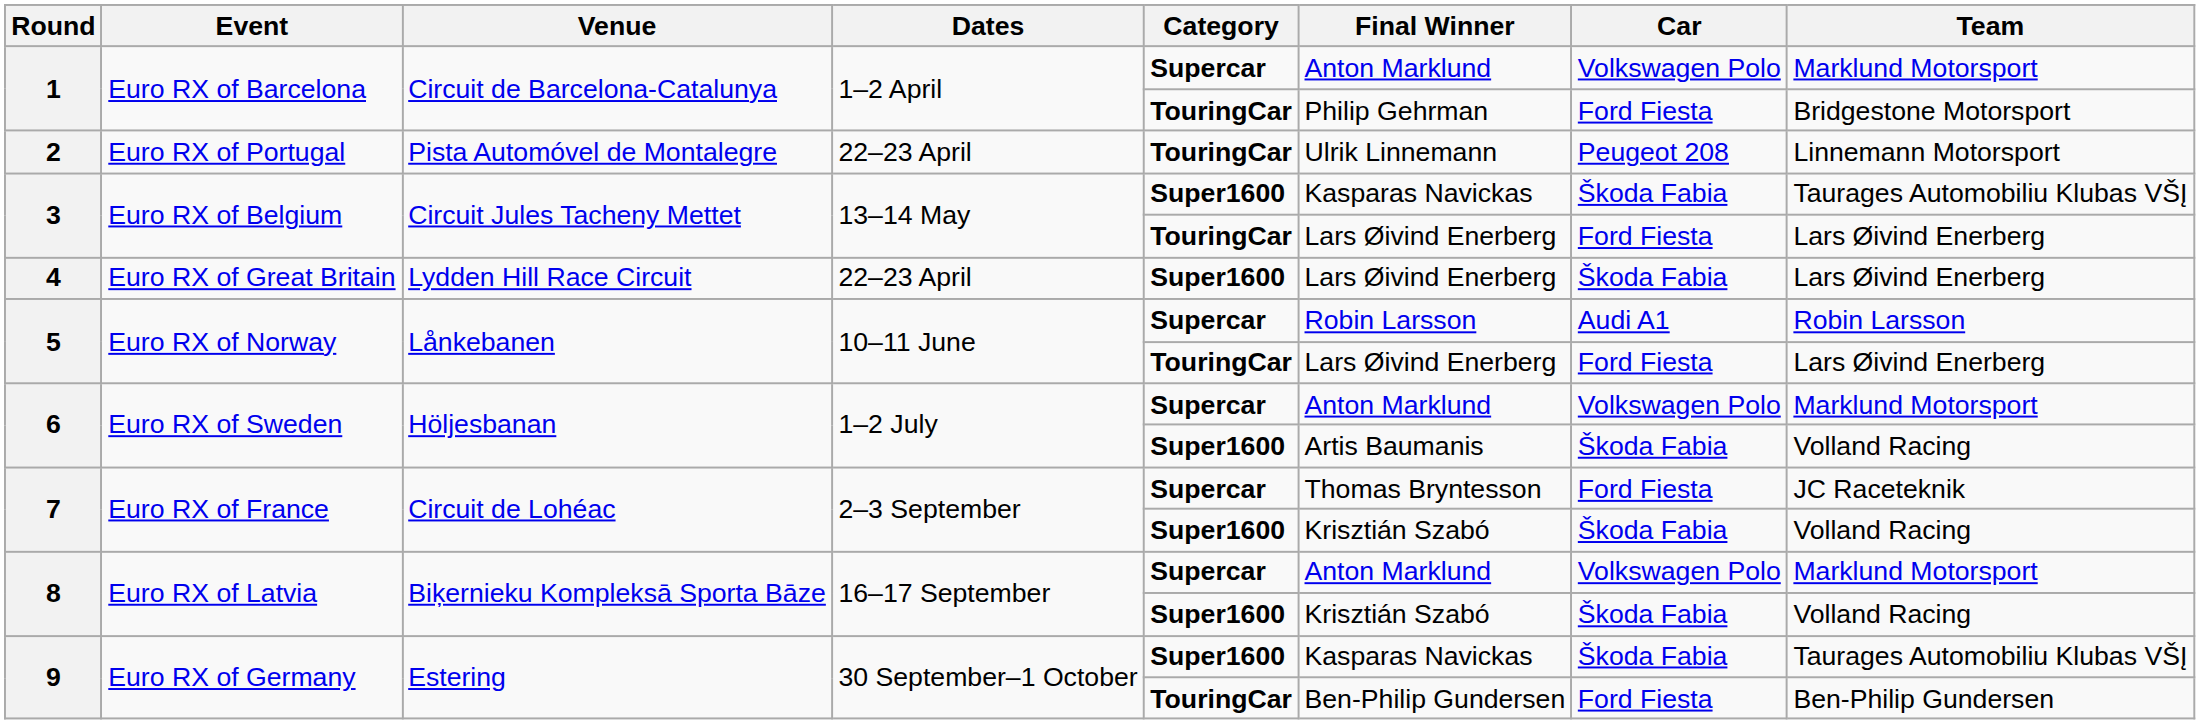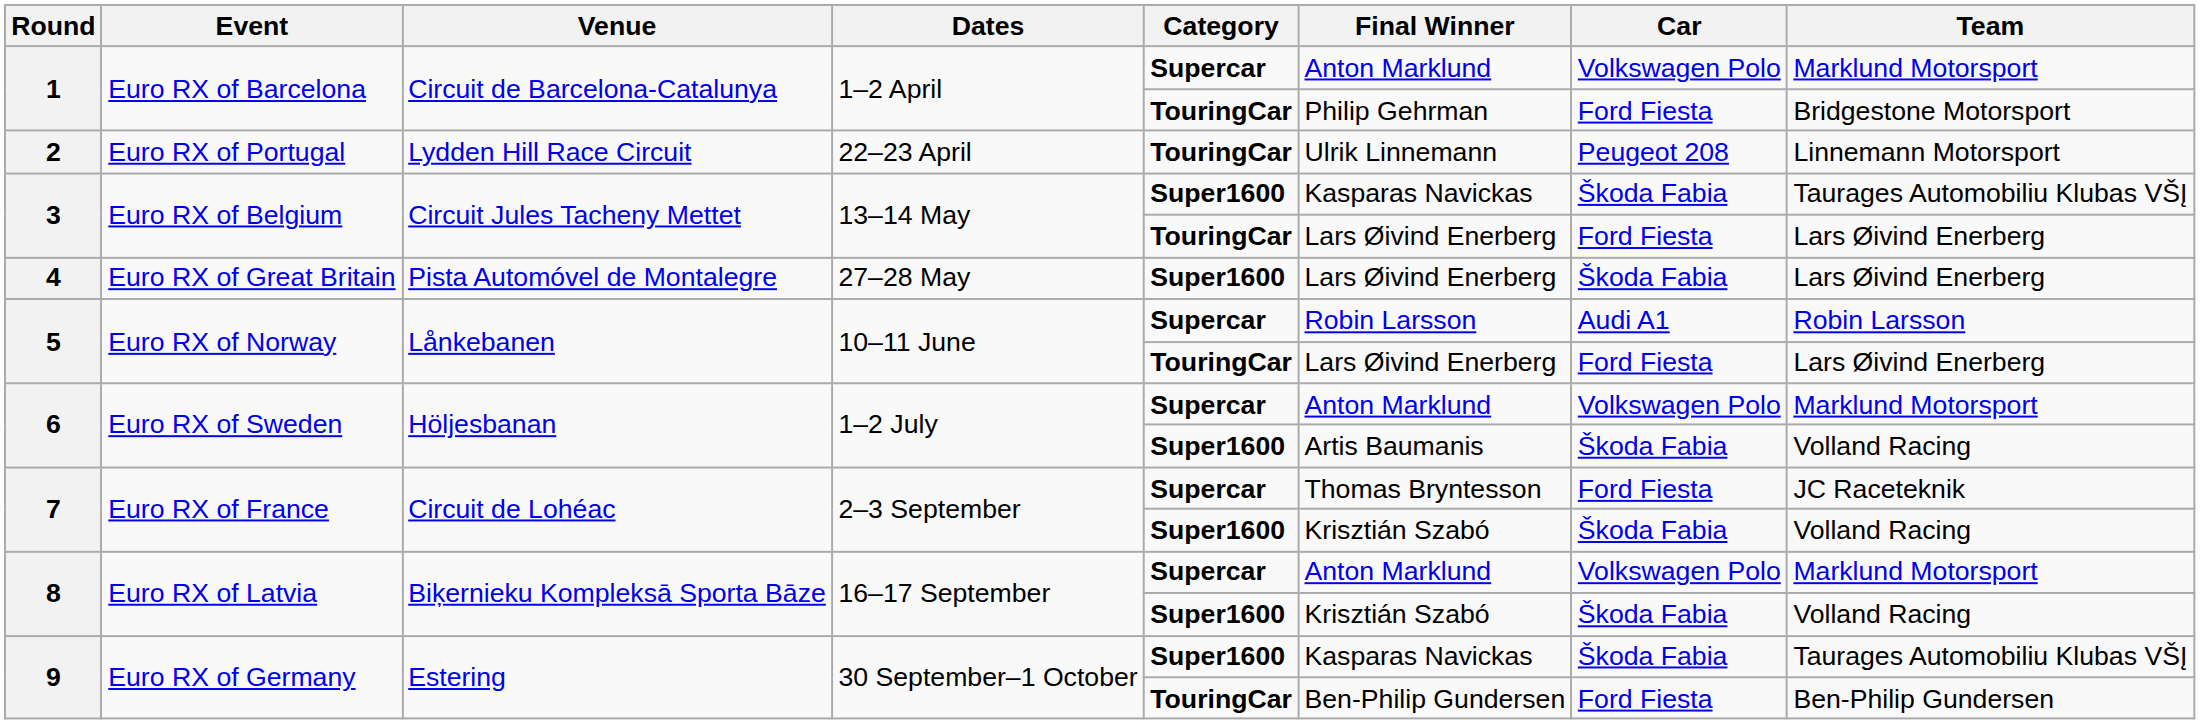(593, 152) Pista Automóvel de Montalegre -> (550, 152) Lydden Hill Race Circuit
(550, 278) Lydden Hill Race Circuit -> (593, 278) Pista Automóvel de Montalegre
(905, 278) 22–23 April -> (904, 278) 27–28 May
